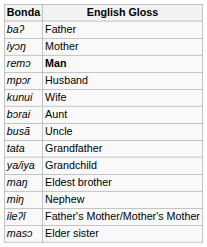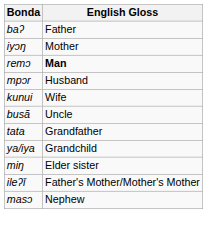- row: (18, 115)
- row: (17, 183)
(65, 200) Nephew -> (72, 166) Elder sister
(72, 234) Elder sister -> (65, 200) Nephew
